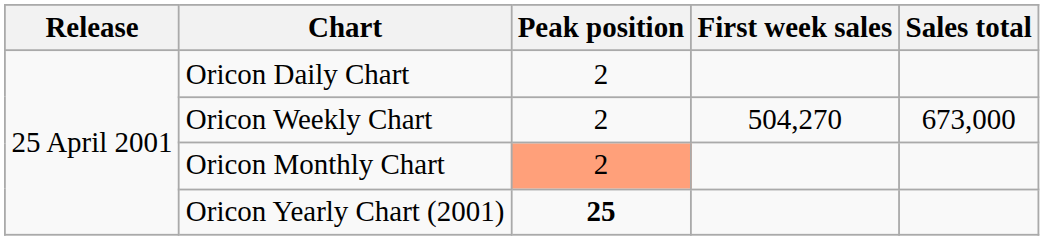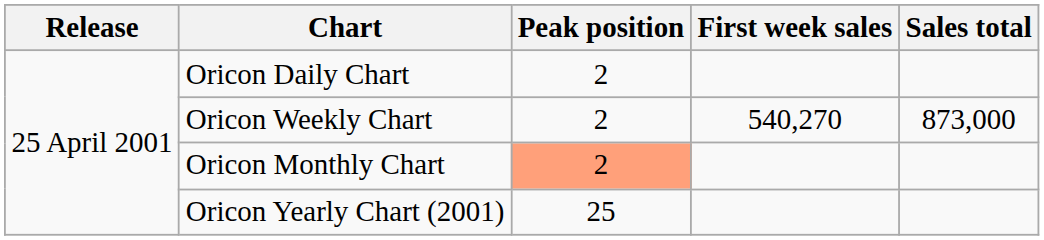(795, 119) 504,270 -> (795, 119) 540,270
(969, 119) 673,000 -> (969, 119) 873,000
(601, 211) bold -> (601, 211) normal
